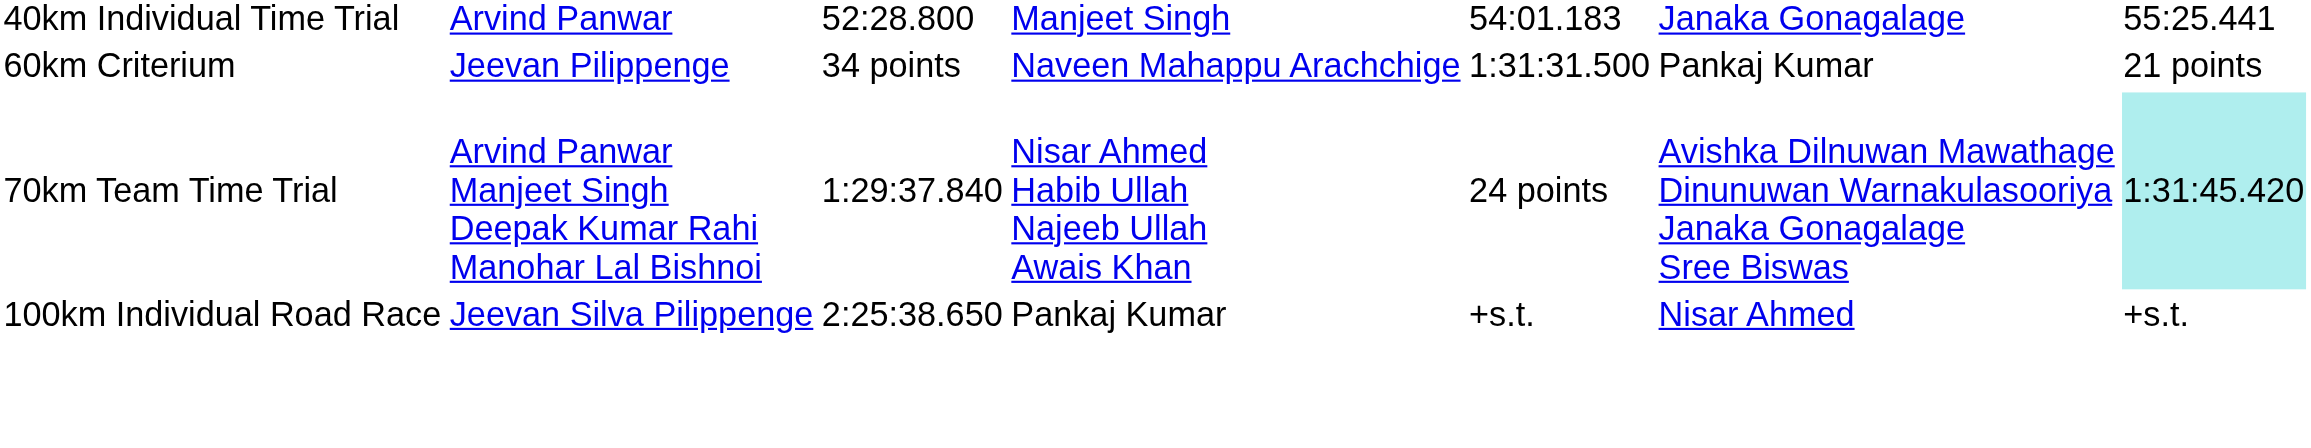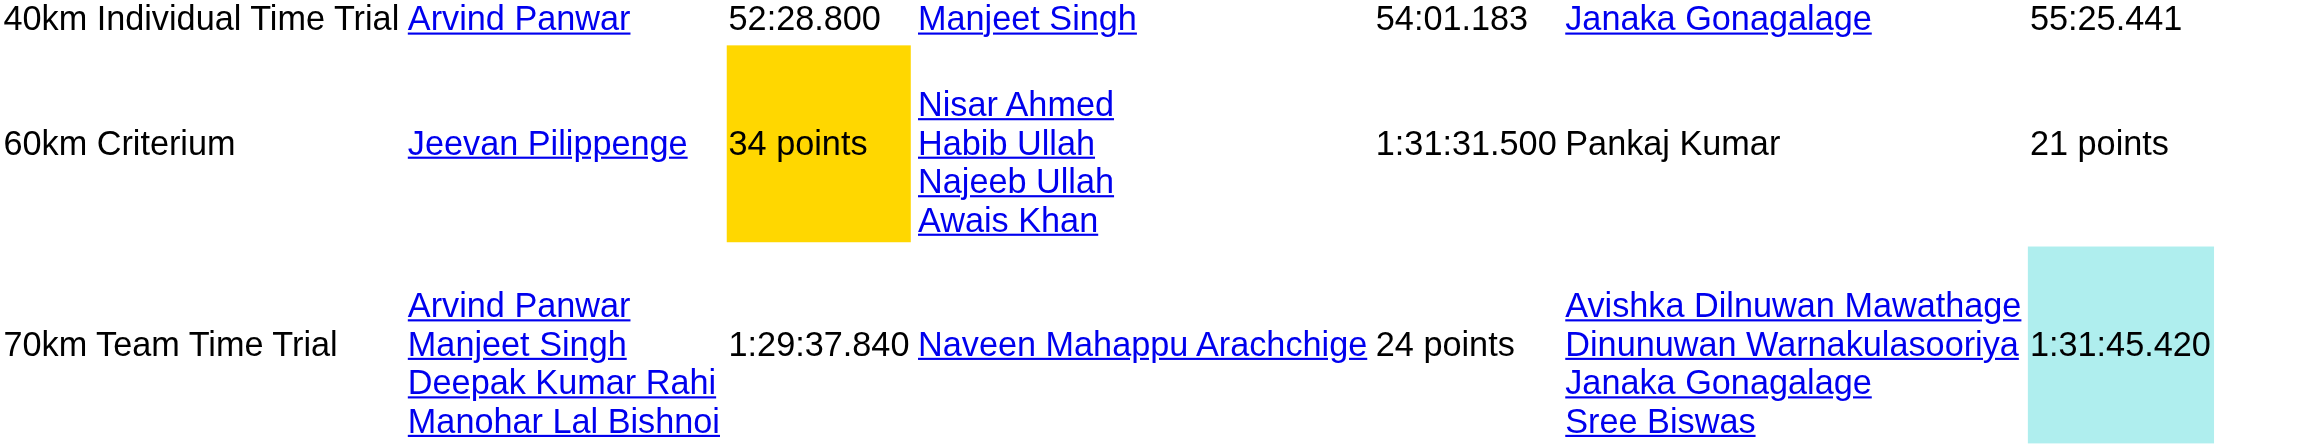(891, 66) no background -> (798, 143) gold background
(1236, 66) Naveen Mahappu Arachchige -> (1016, 162) Nisar Ahmed Habib Ullah Najeeb Ullah Awais Khan
(1109, 209) Nisar Ahmed Habib Ullah Najeeb Ullah Awais Khan -> (1143, 344) Naveen Mahappu Arachchige
- row: (222, 314)
